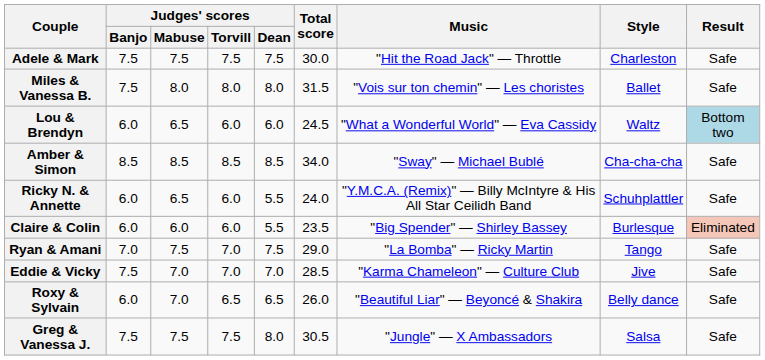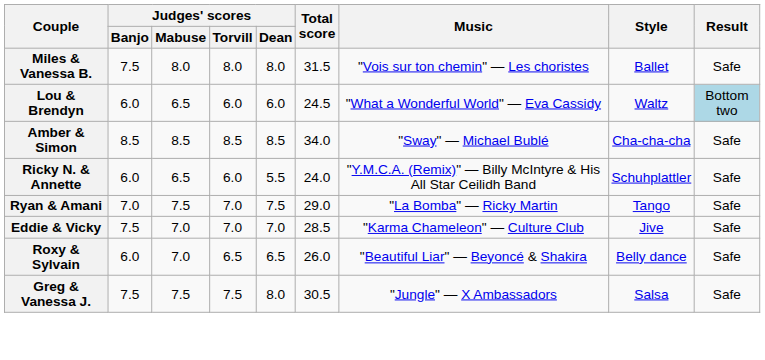- row: (55, 59)
- row: (55, 228)
